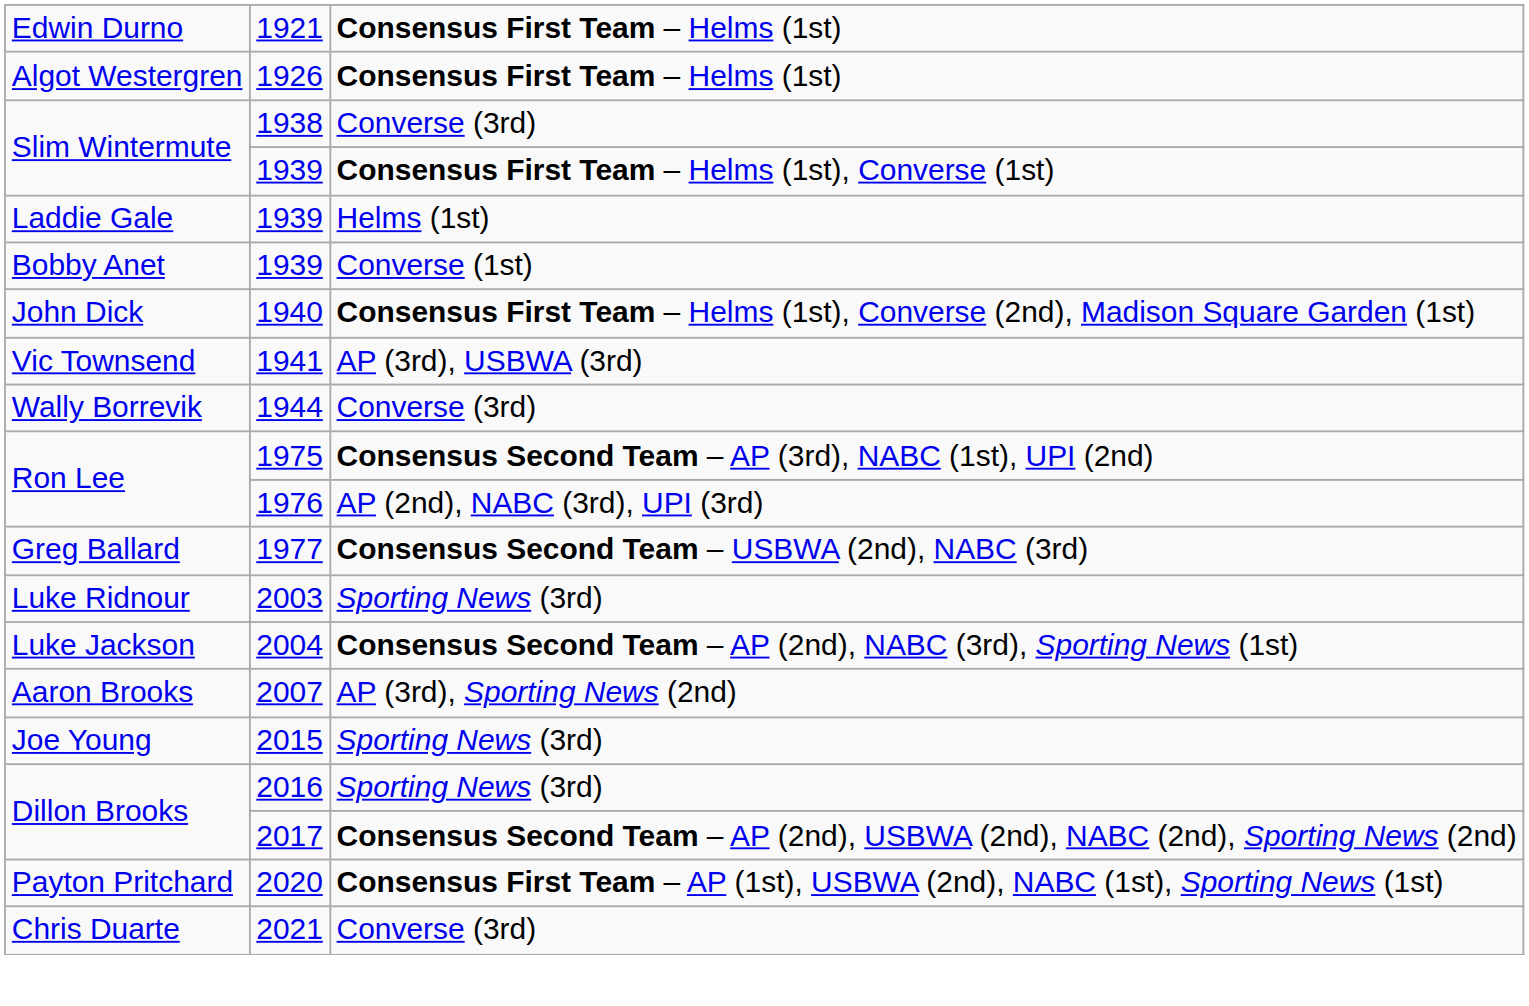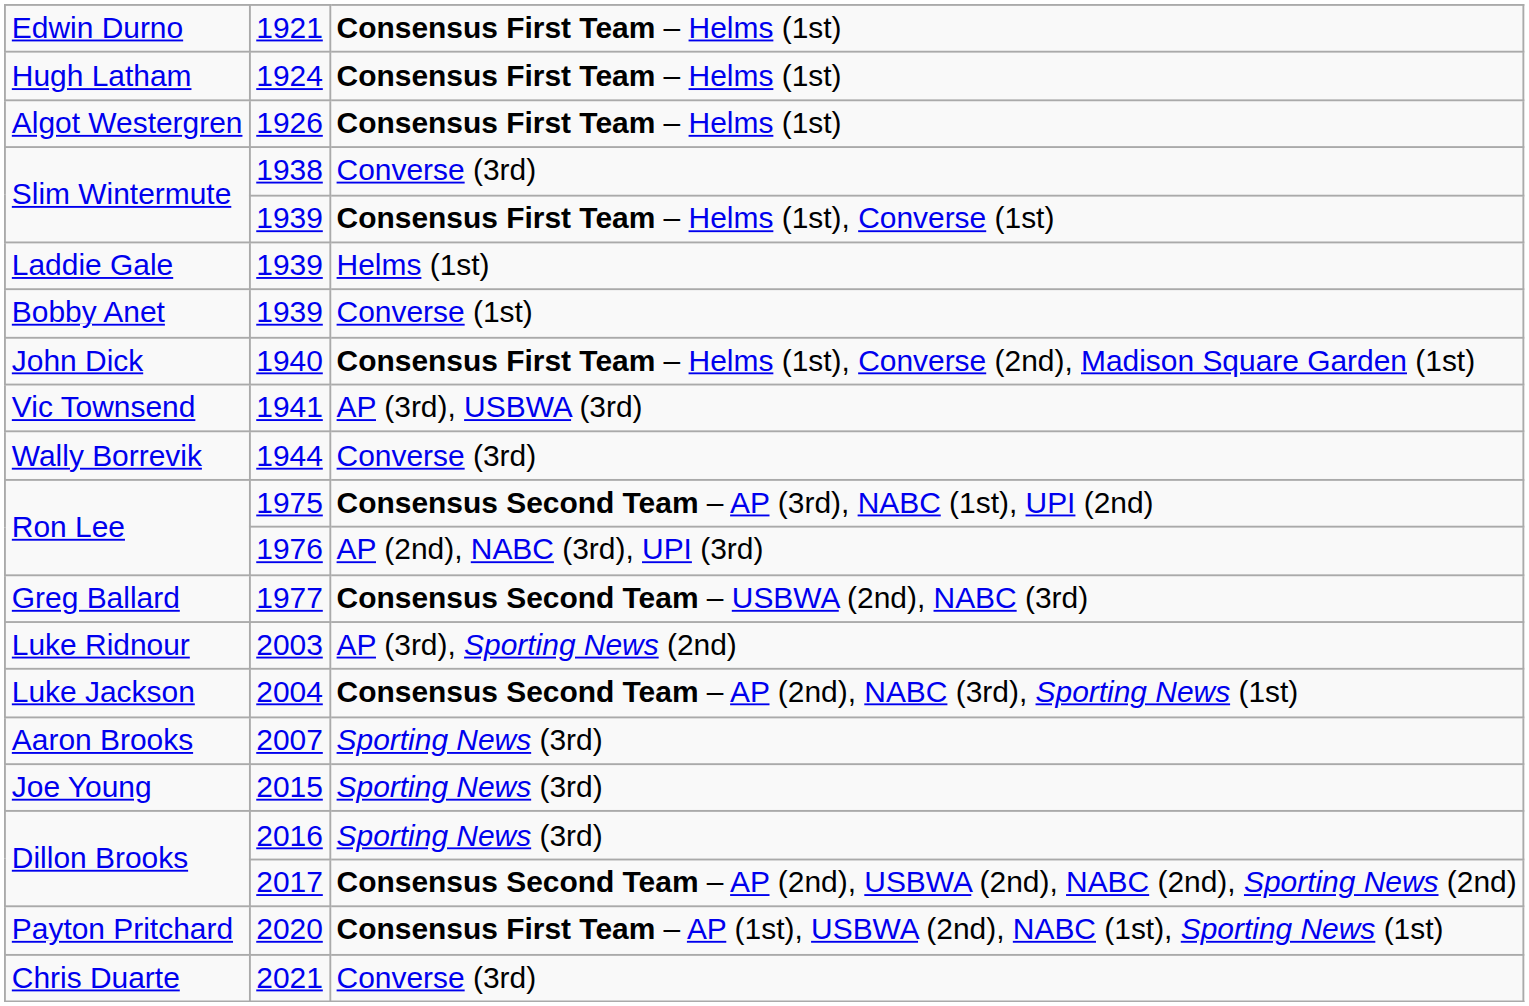+ row: (102, 75)
(470, 597) Sporting News (3rd) -> (537, 645) AP (3rd), Sporting News (2nd)
(537, 692) AP (3rd), Sporting News (2nd) -> (470, 739) Sporting News (3rd)
